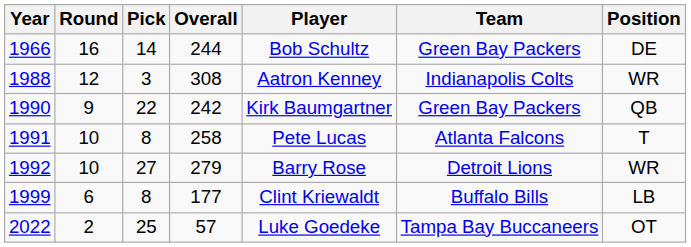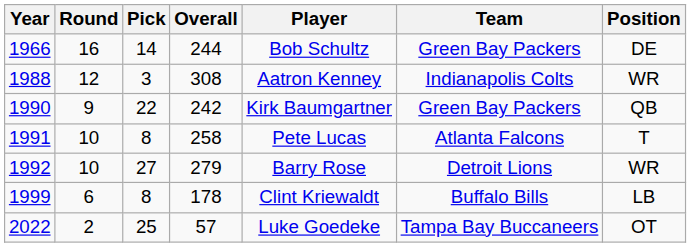(206, 197) 177 -> (206, 197) 178
